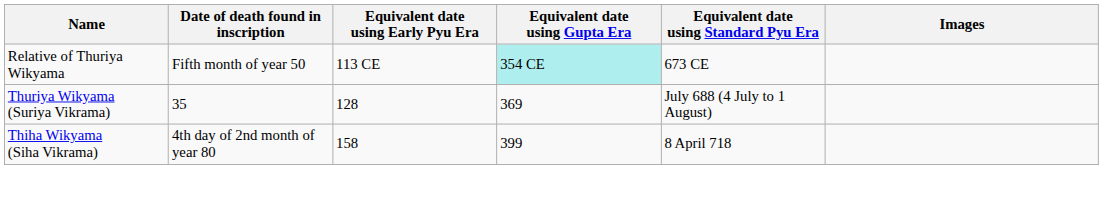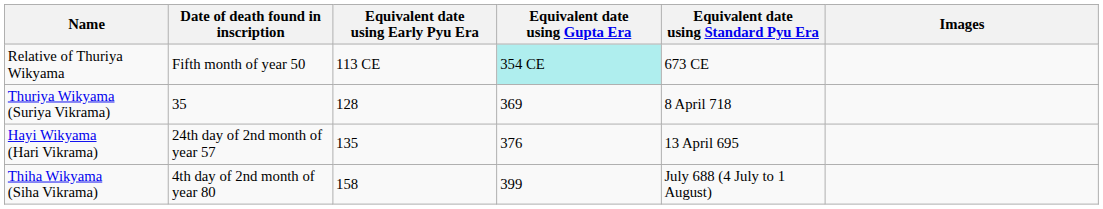(725, 104) July 688 (4 July to 1 August) -> (698, 104) 8 April 718
+ row: (53, 144)
(698, 144) 8 April 718 -> (725, 184) July 688 (4 July to 1 August)
